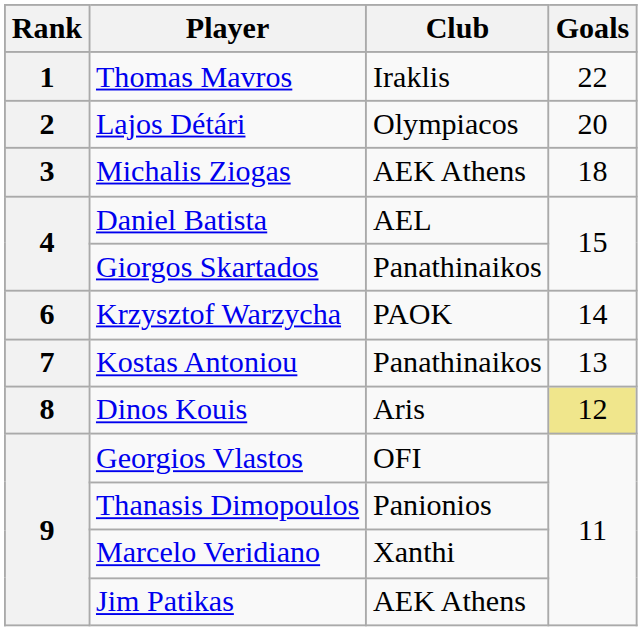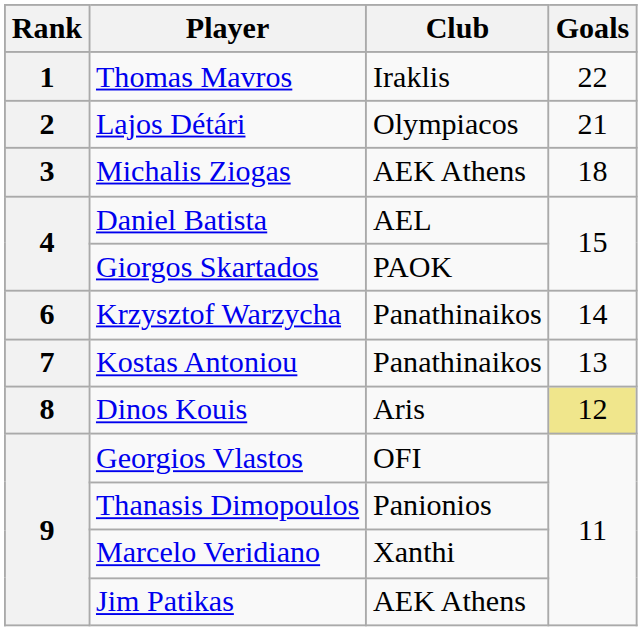(592, 123) 20 -> (592, 123) 21
(457, 266) Panathinaikos -> (413, 266) PAOK
(413, 314) PAOK -> (457, 314) Panathinaikos
